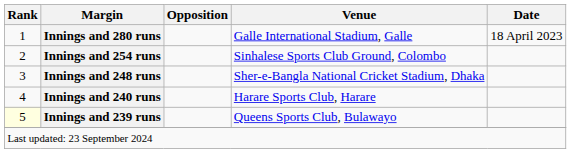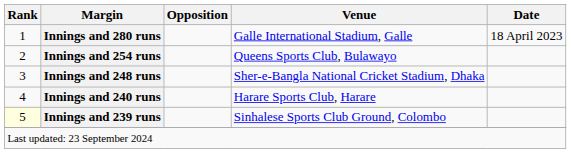(340, 55) Sinhalese Sports Club Ground, Colombo -> (315, 55) Queens Sports Club, Bulawayo
(315, 117) Queens Sports Club, Bulawayo -> (340, 117) Sinhalese Sports Club Ground, Colombo
